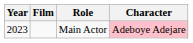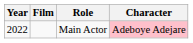(17, 29) 2023 -> (17, 29) 2022
